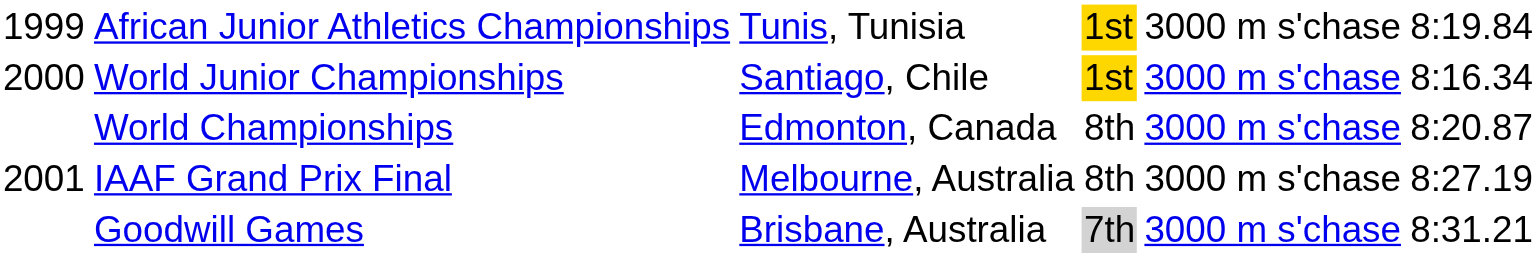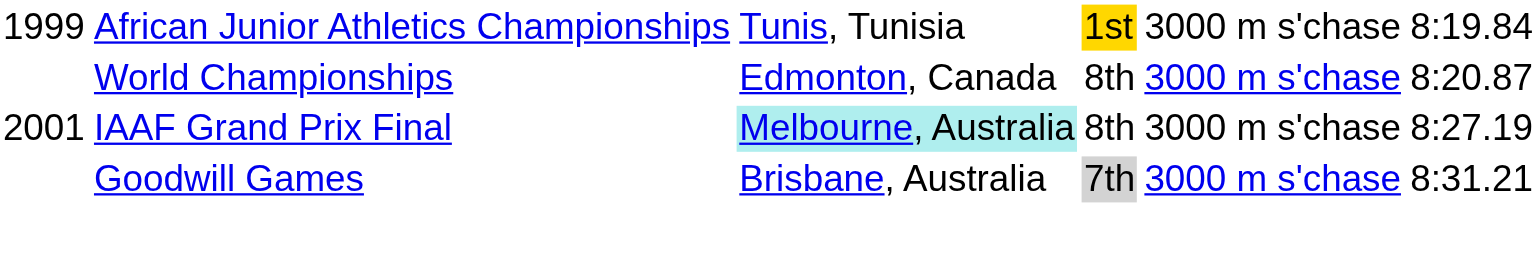- row: (329, 77)
(907, 178) no background -> (907, 128) paleturquoise background
